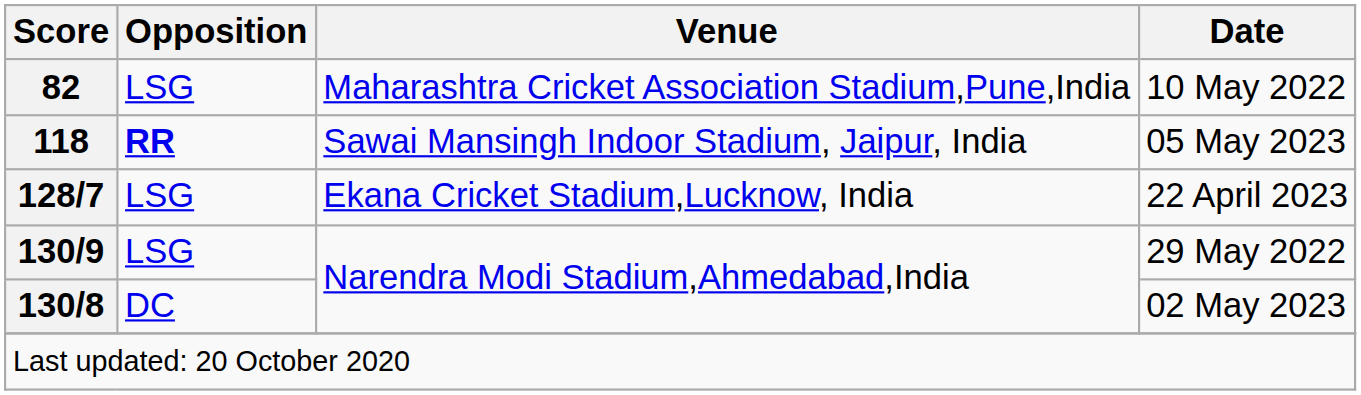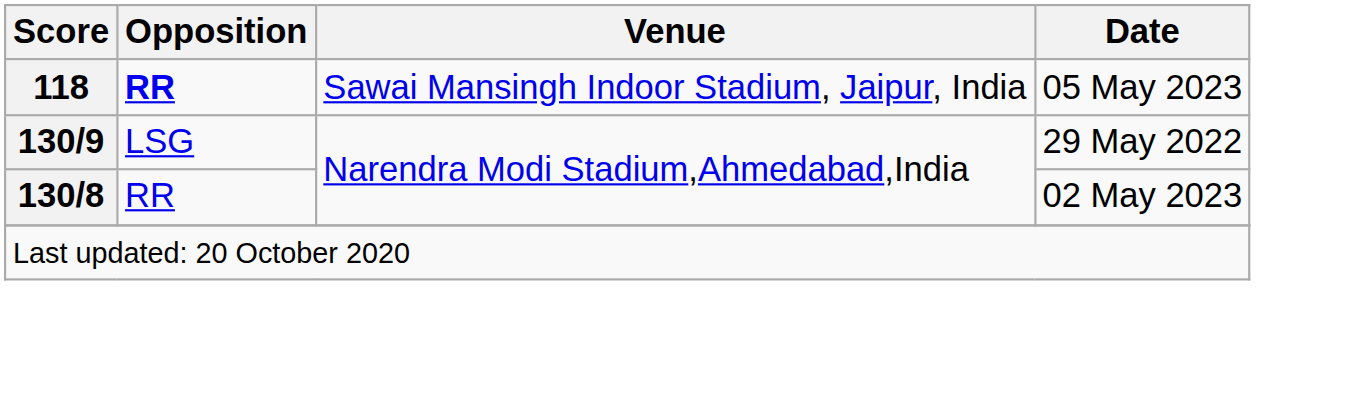- row: (1246, 86)
- row: (1247, 196)
(150, 305) DC -> (150, 196) RR
